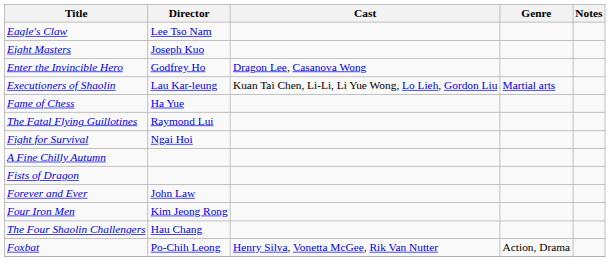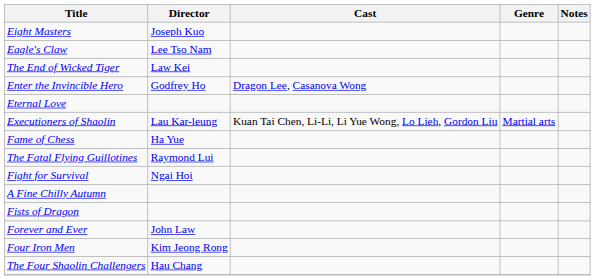rows swapped: (37, 31) <-> (39, 49)
+ row: (63, 67)
+ row: (36, 103)
- row: (23, 247)
